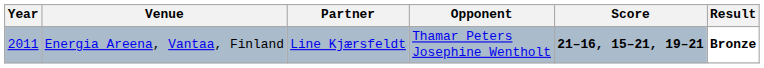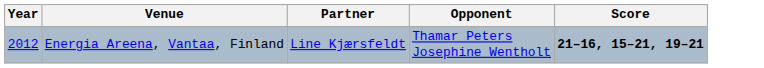- column: (733, 15)
(23, 44) 2011 -> (23, 44) 2012
